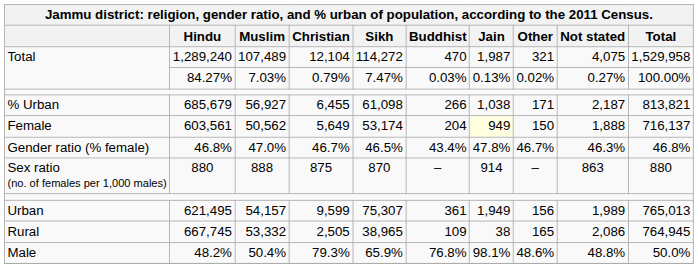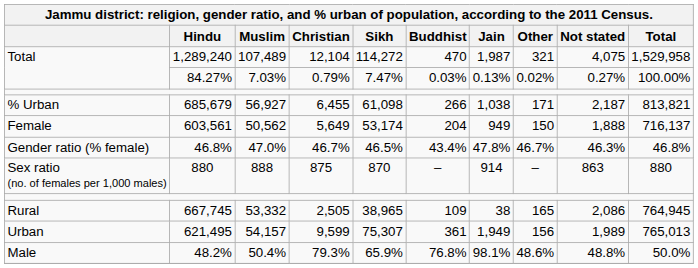(499, 126) lightyellow background -> (499, 126) no background
rows swapped: (208, 210) <-> (208, 231)
